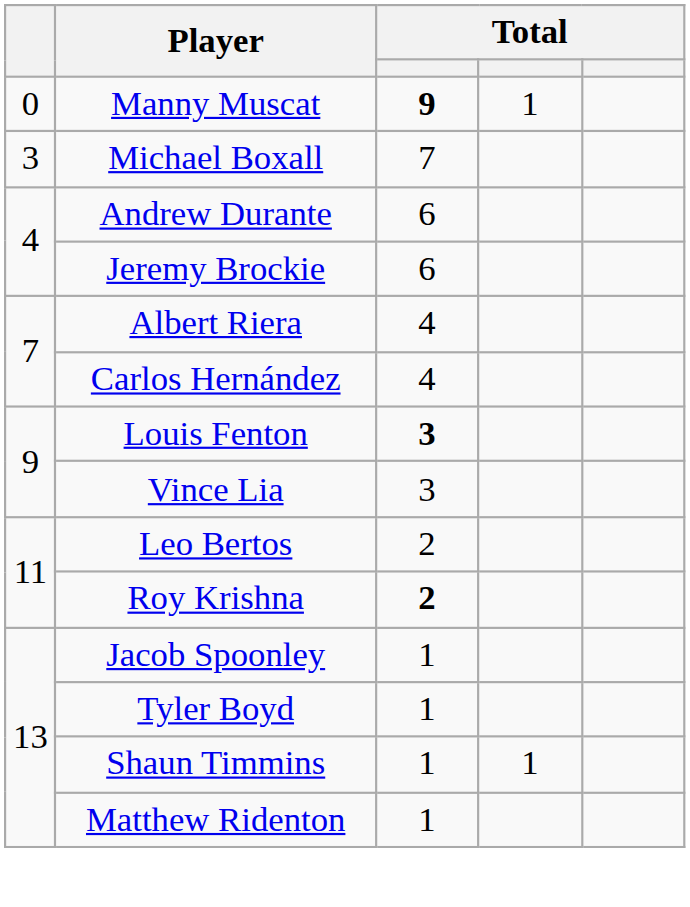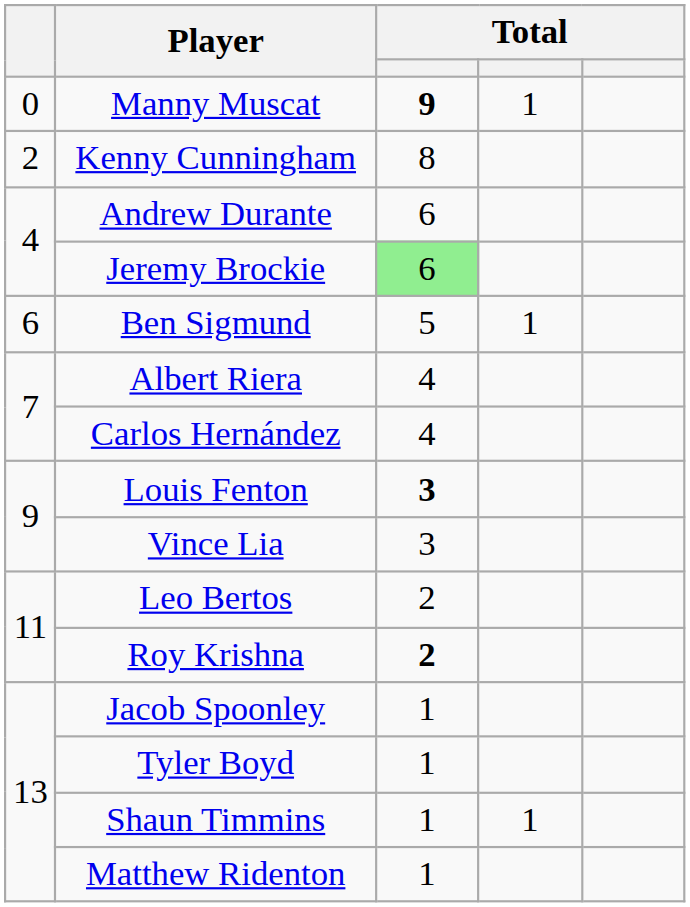+ row: (216, 158)
- row: (216, 158)
(427, 268) no background -> (427, 268) lightgreen background
+ row: (216, 323)
